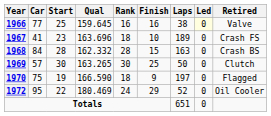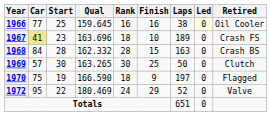(240, 24) Valve -> (240, 24) Oil Cooler
(37, 38) no background -> (37, 38) khaki background
(240, 91) Oil Cooler -> (240, 91) Valve
